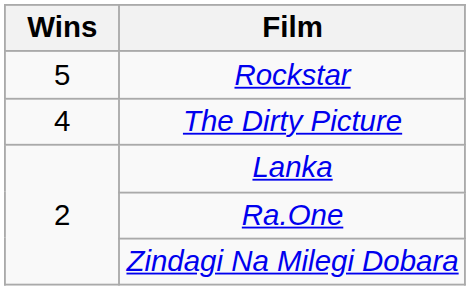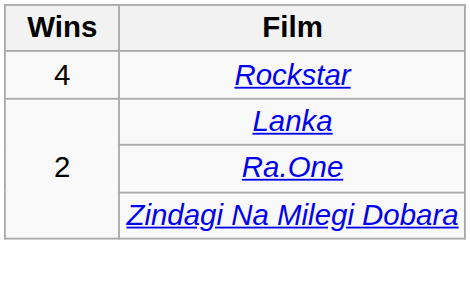(62, 74) 5 -> (62, 74) 4
- row: (293, 121)
